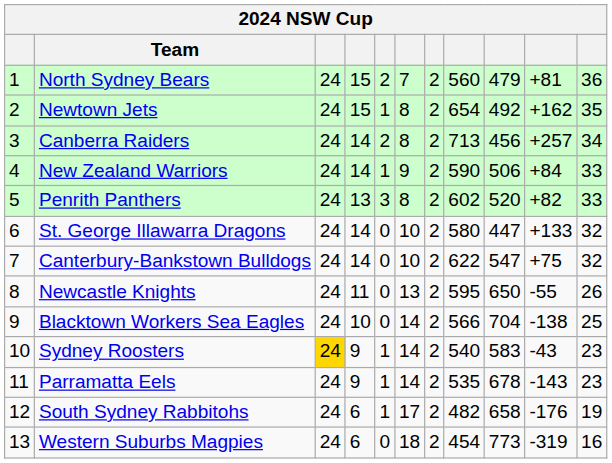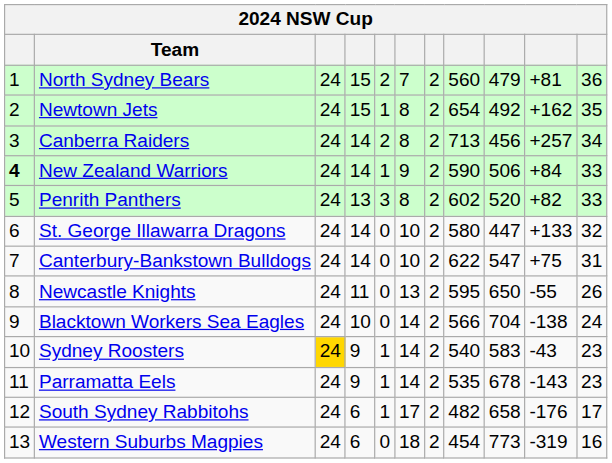(14, 170) normal -> (14, 170) bold
(592, 261) 32 -> (592, 261) 31
(592, 321) 25 -> (592, 321) 24
(592, 412) 19 -> (592, 412) 17
